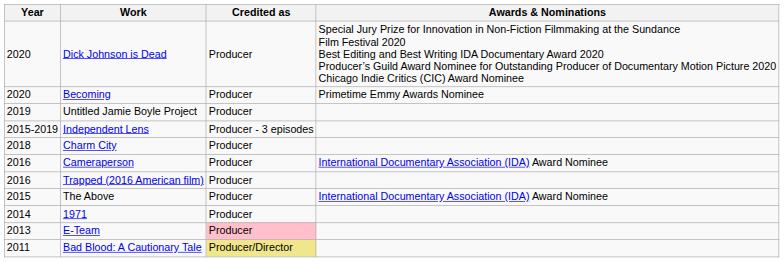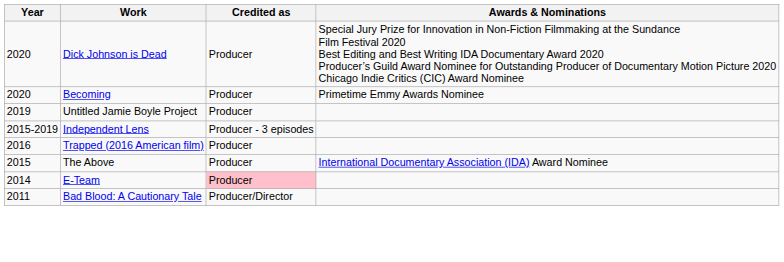- row: (90, 146)
- row: (98, 163)
- row: (75, 214)
(19, 231) 2013 -> (19, 180) 2014
(251, 248) khaki background -> (251, 197) no background
